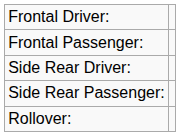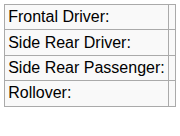- row: (76, 42)
